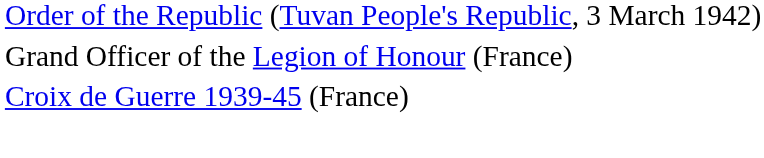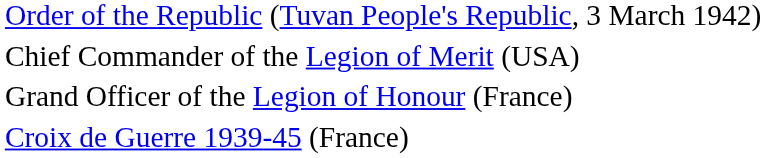+ row: (292, 56)
